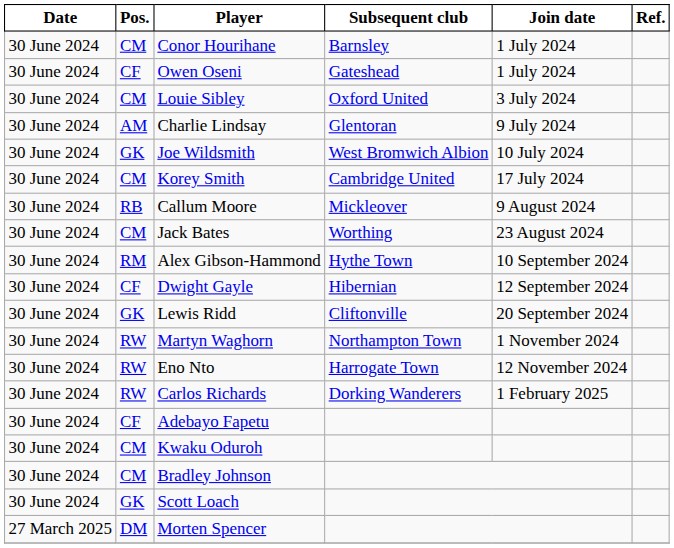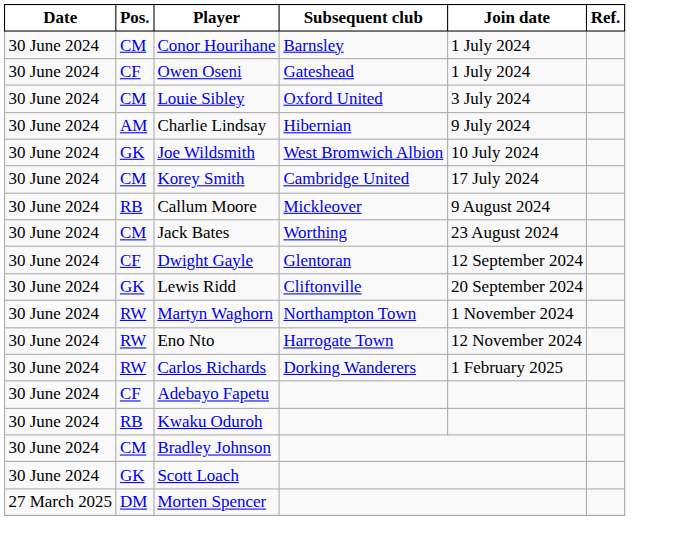(363, 125) Glentoran -> (317, 125) Hibernian
- row: (239, 260)
(363, 286) Hibernian -> (317, 260) Glentoran
(133, 448) CM -> (131, 421) RB
